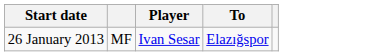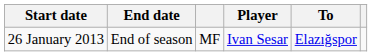+ column: (152, 16)
